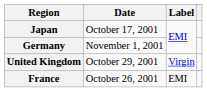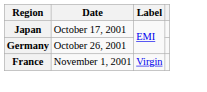(125, 45) November 1, 2001 -> (90, 45) October 26, 2001
- row: (44, 62)
(122, 78) October 26, 2001 -> (93, 62) November 1, 2001
(178, 78) EMI -> (149, 62) Virgin
